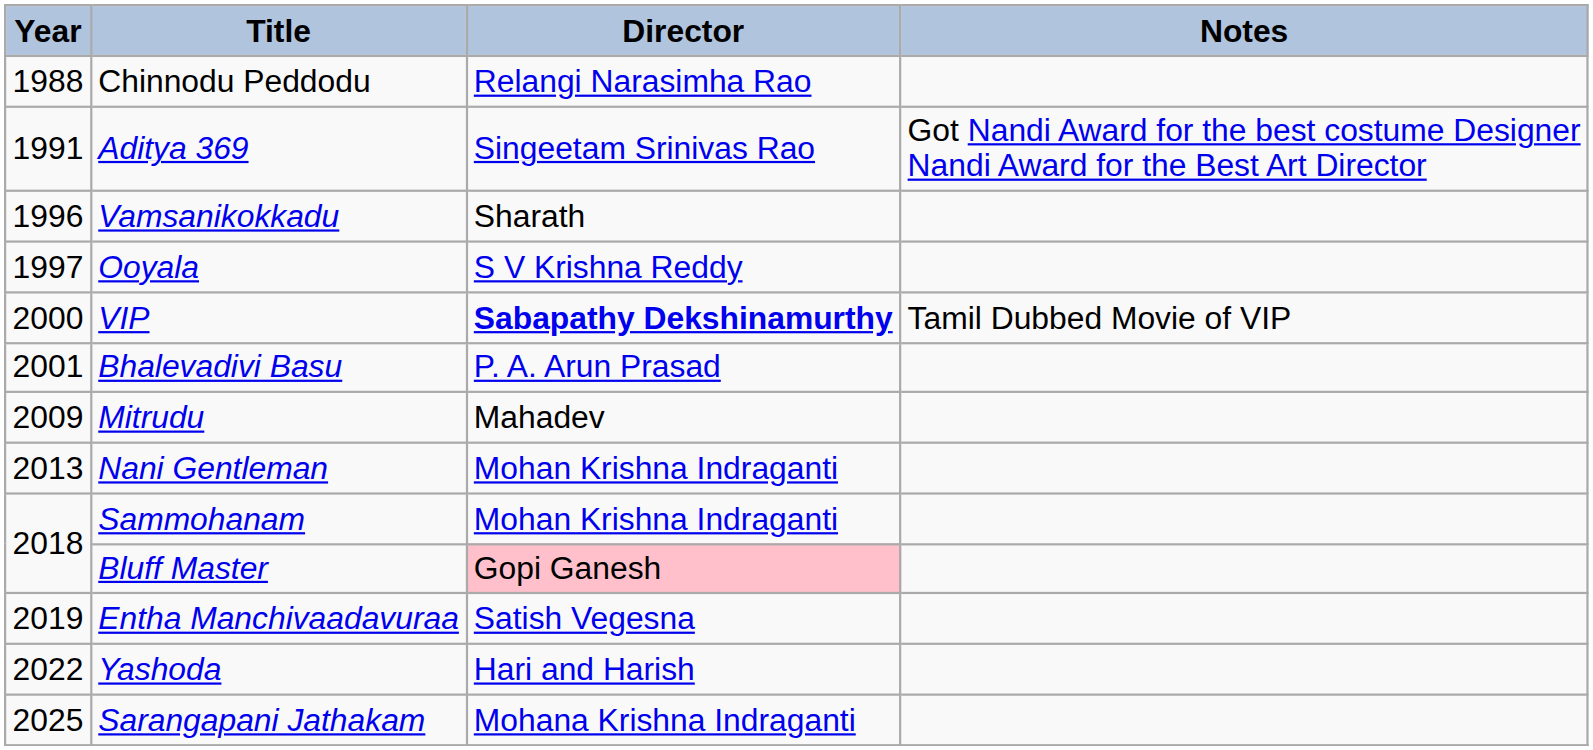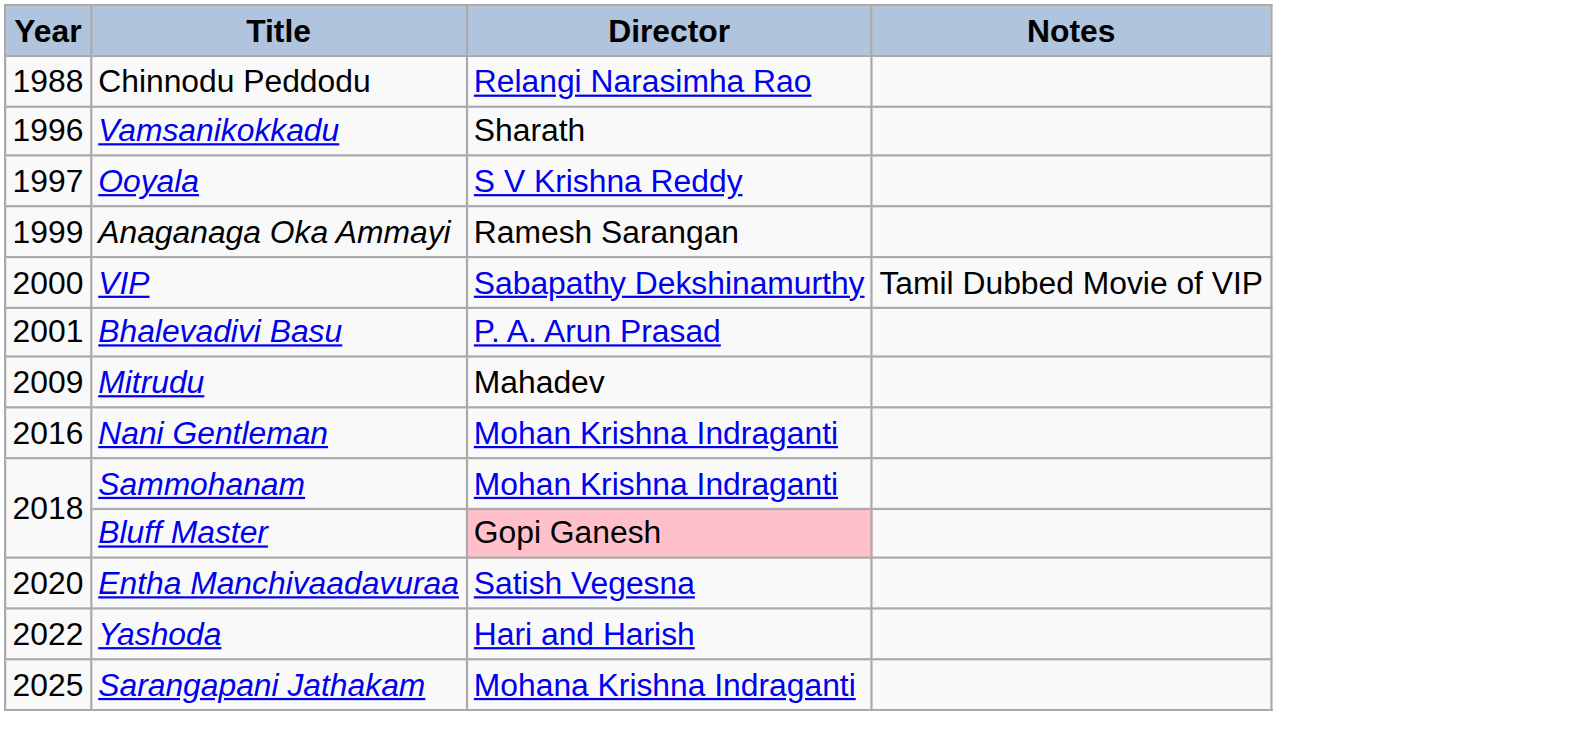- row: (173, 149)
+ row: (274, 232)
(683, 317) bold -> (669, 282) normal
(48, 468) 2013 -> (48, 433) 2016
(48, 619) 2019 -> (48, 584) 2020
